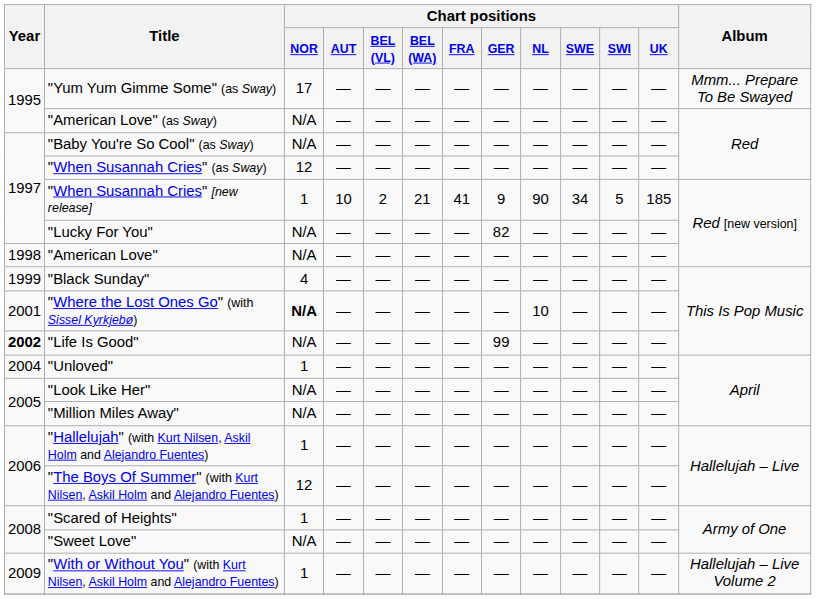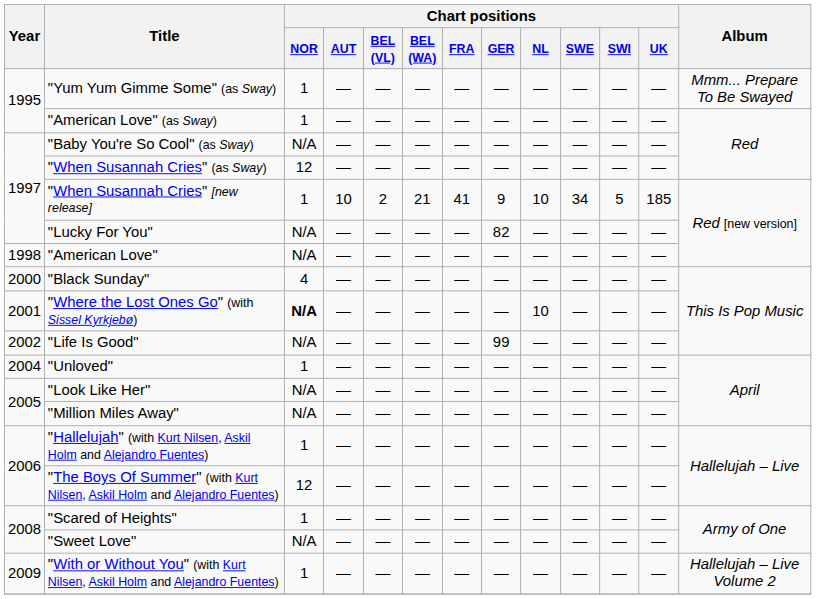(304, 88) 17 -> (304, 88) 1
(304, 120) N/A -> (304, 120) 1
(541, 199) 90 -> (541, 199) 10
(24, 278) 1999 -> (24, 278) 2000
(24, 342) bold -> (24, 342) normal
